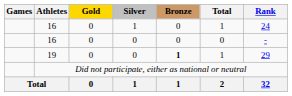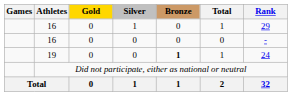(266, 26) 24 -> (266, 26) 29
(266, 55) 29 -> (266, 55) 24
